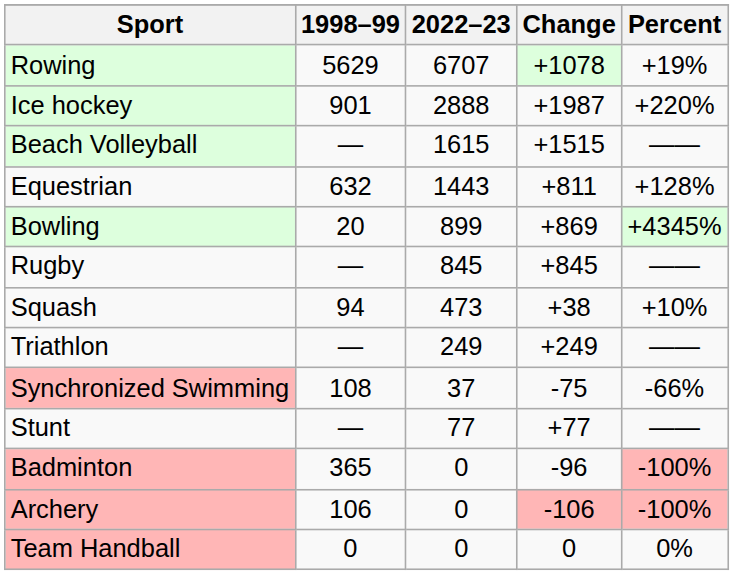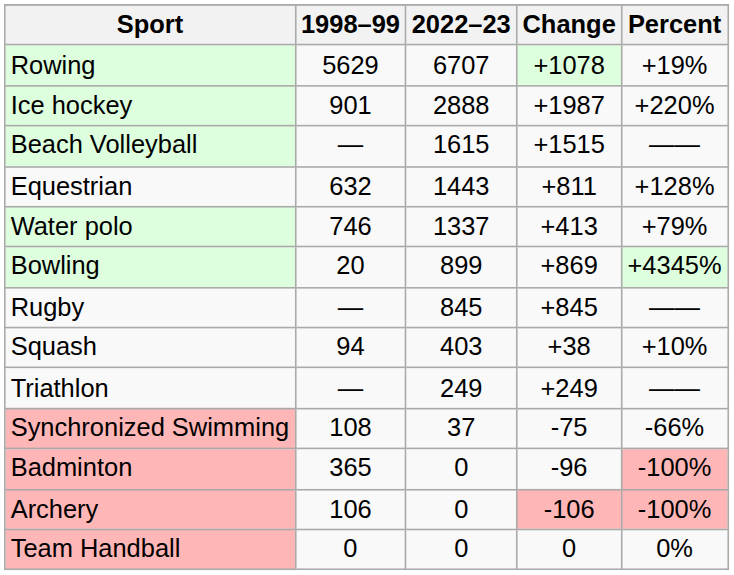+ row: (72, 226)
(461, 307) 473 -> (461, 347) 403
- row: (40, 428)
